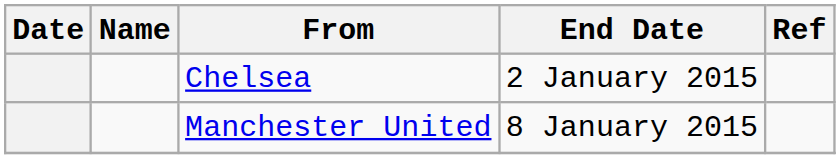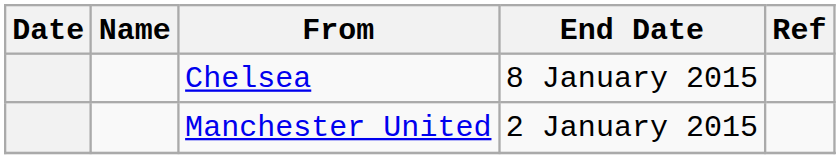(632, 79) 2 January 2015 -> (632, 79) 8 January 2015
(632, 128) 8 January 2015 -> (632, 128) 2 January 2015
